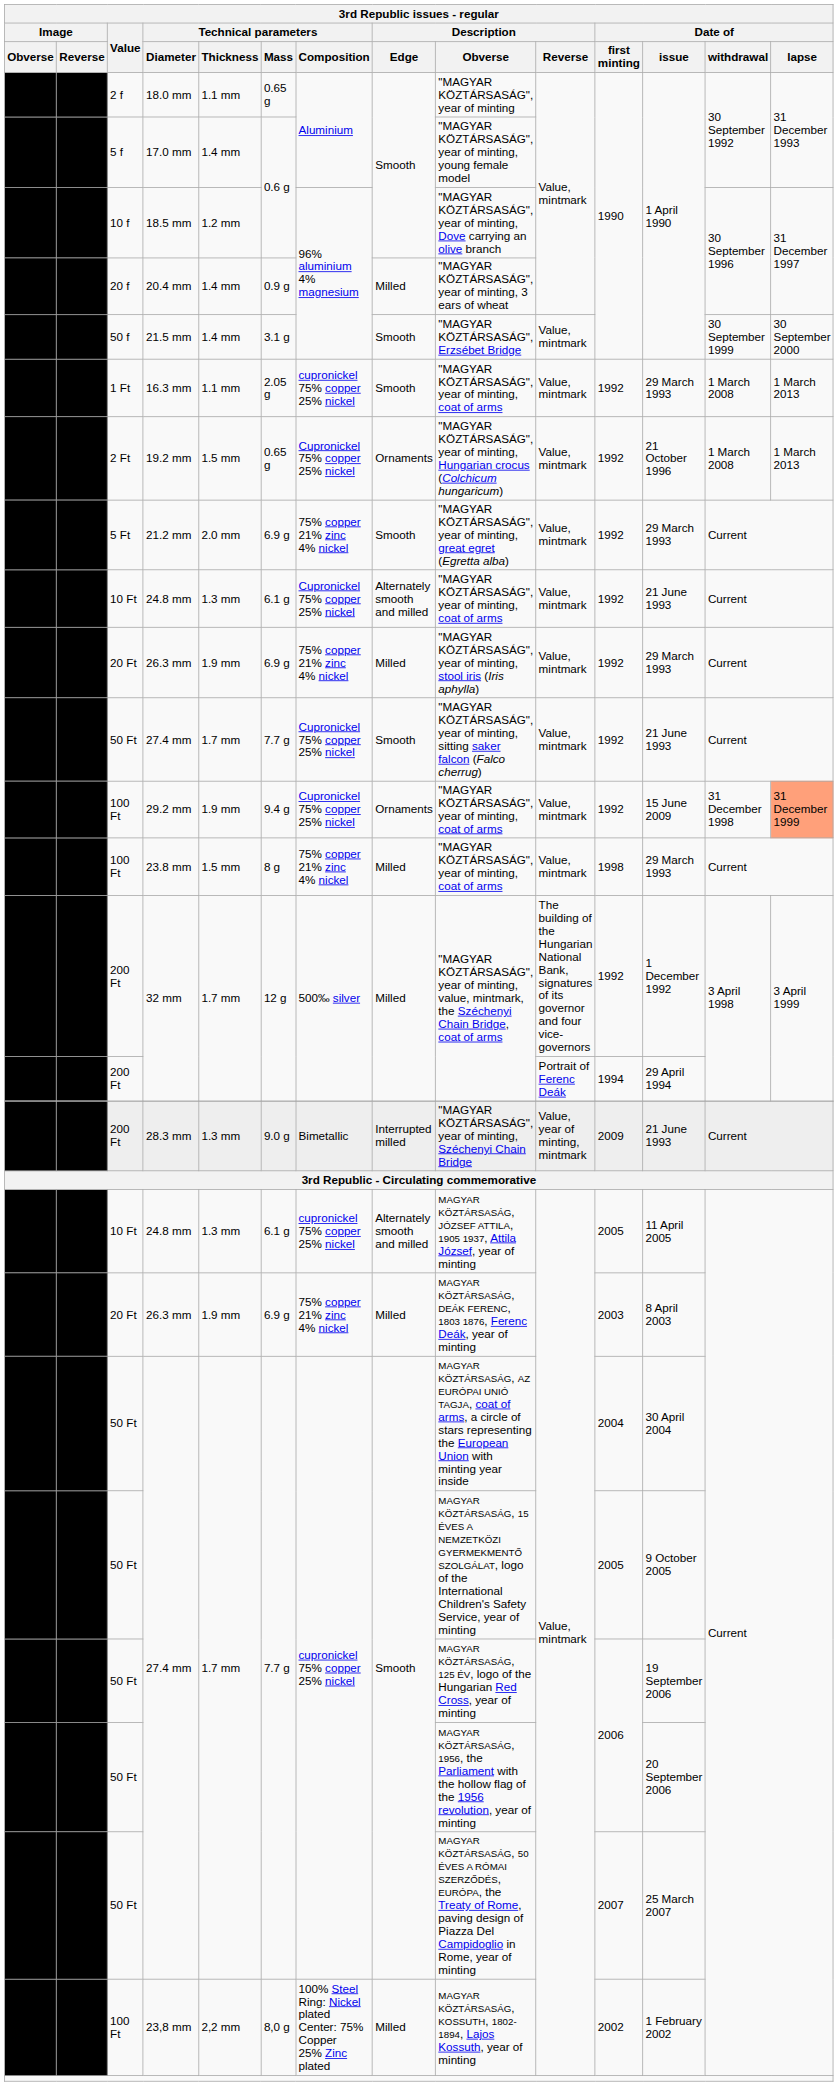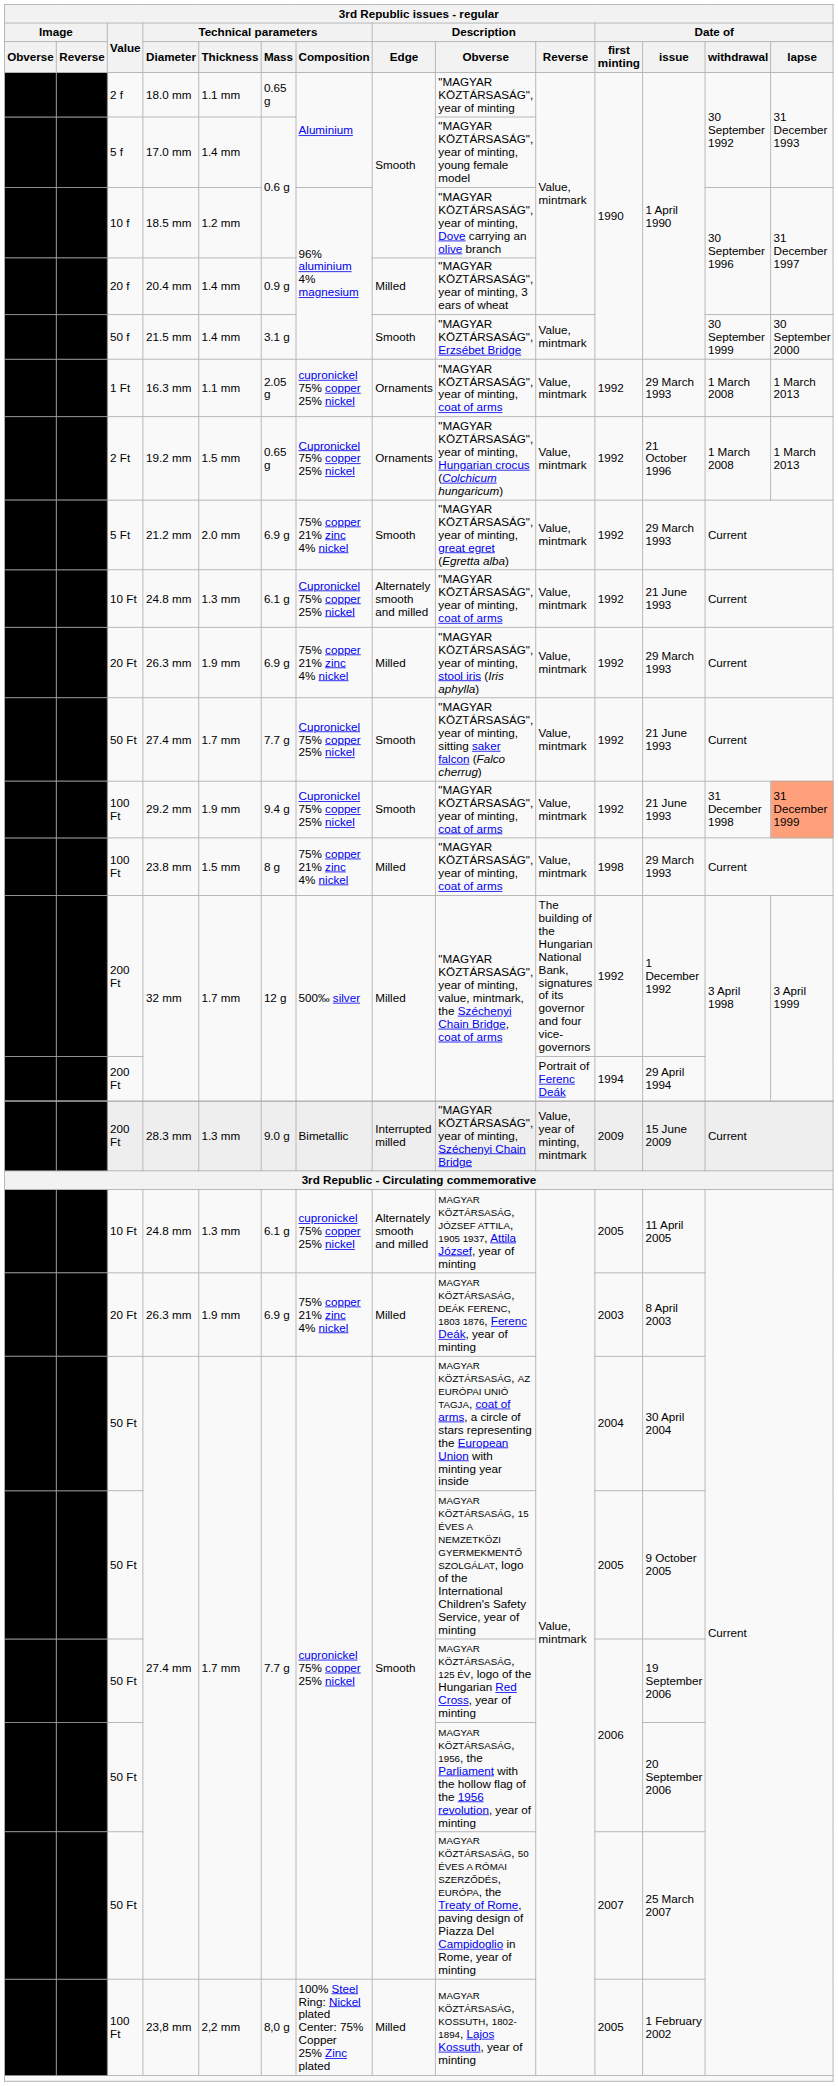(395, 388) Smooth -> (404, 388) Ornaments
(404, 810) Ornaments -> (395, 810) Smooth
(666, 810) 15 June 2009 -> (666, 810) 21 June 1993
(666, 1136) 21 June 1993 -> (666, 1136) 15 June 2009
(611, 2028) 2002 -> (611, 2028) 2005
